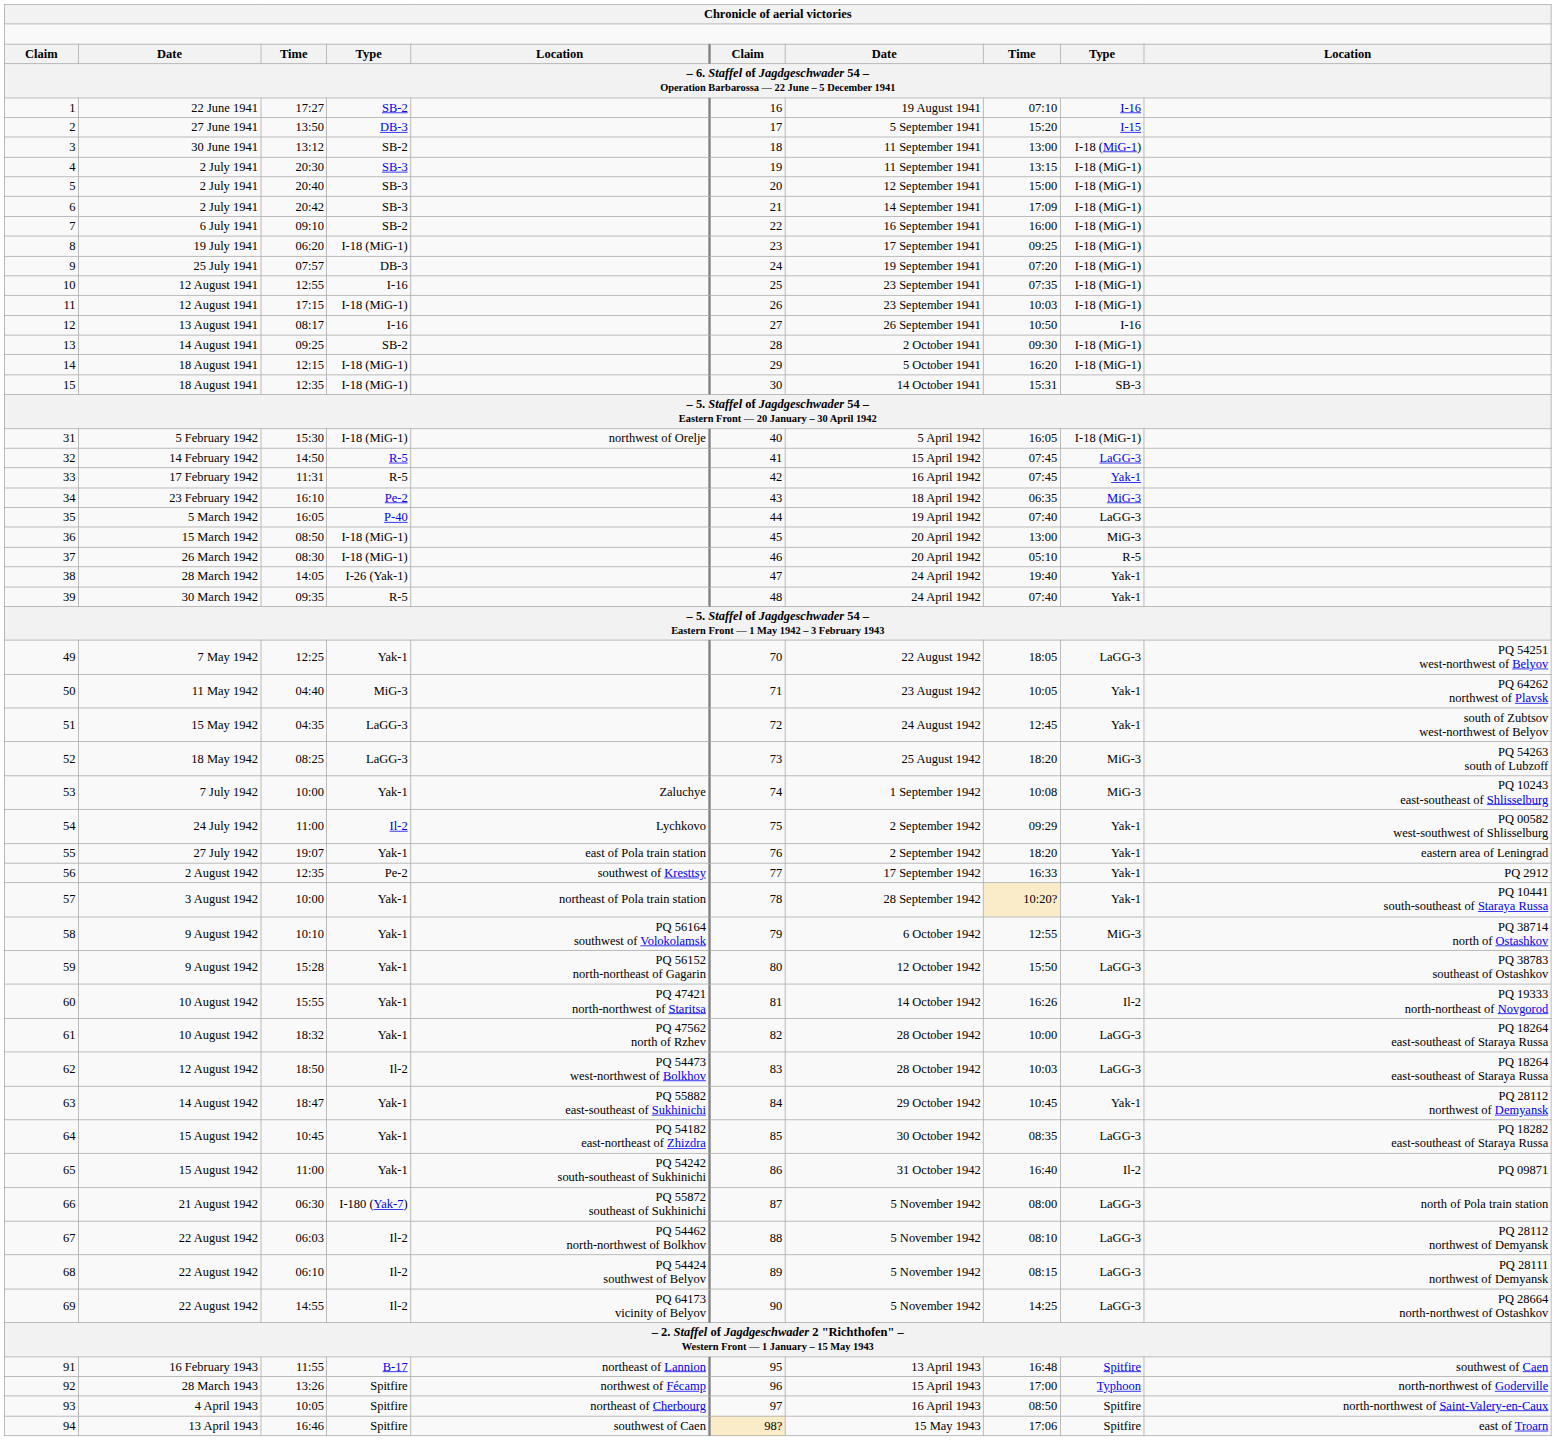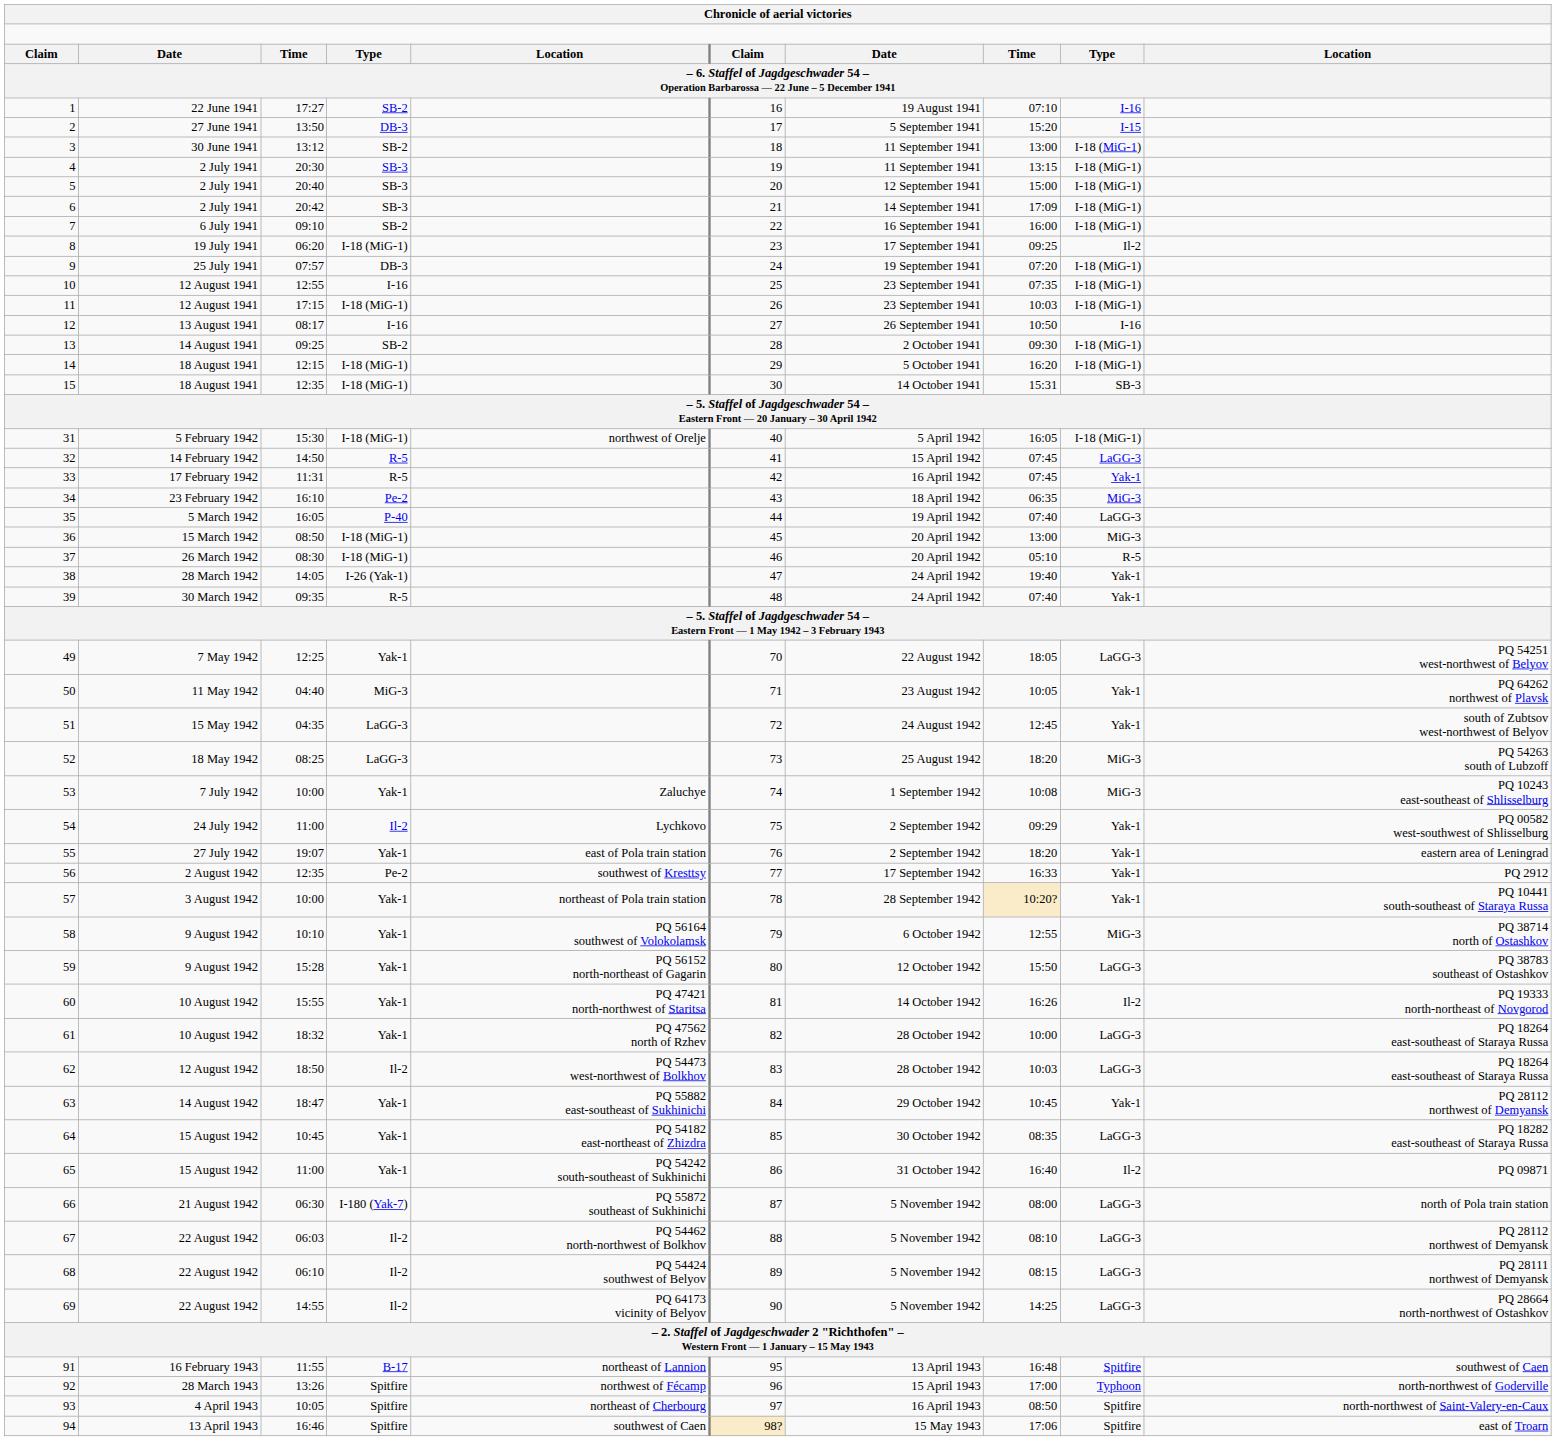(1108, 246) I-18 (MiG-1) -> (1132, 246) Il-2
